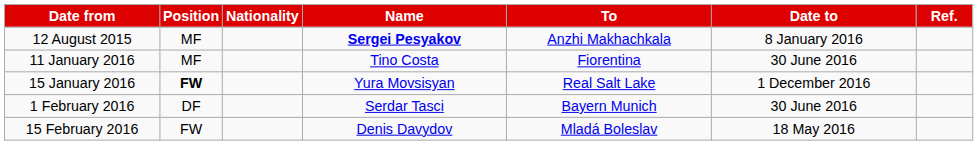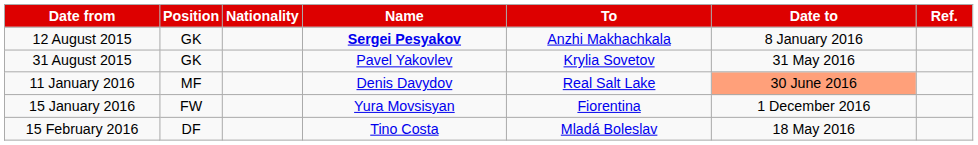(191, 39) MF -> (191, 39) GK
+ row: (82, 61)
(404, 61) Tino Costa -> (404, 84) Denis Davydov
(609, 61) Fiorentina -> (609, 84) Real Salt Lake
(814, 61) no background -> (814, 84) lightsalmon background
(191, 84) bold -> (191, 106) normal
(609, 84) Real Salt Lake -> (609, 106) Fiorentina
- row: (82, 106)
(191, 129) FW -> (191, 129) DF
(404, 129) Denis Davydov -> (404, 129) Tino Costa
